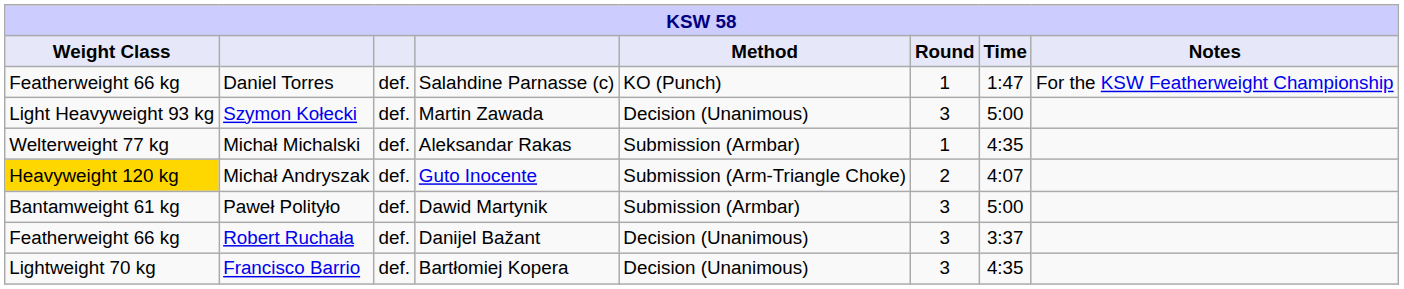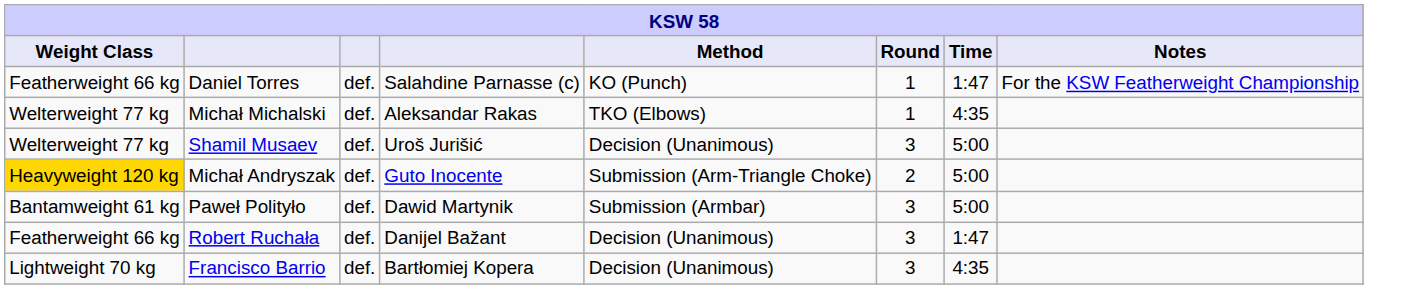- row: (290, 113)
(712, 144) Submission (Armbar) -> (647, 113) TKO (Elbows)
+ row: (253, 144)
(1005, 175) 4:07 -> (971, 175) 5:00
(1005, 237) 3:37 -> (971, 237) 1:47
